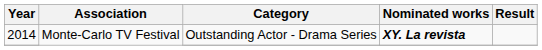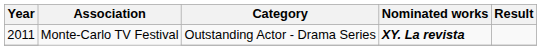(22, 34) 2014 -> (21, 34) 2011
